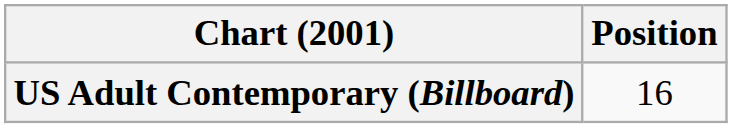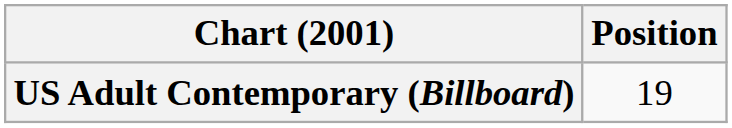(654, 91) 16 -> (654, 91) 19
